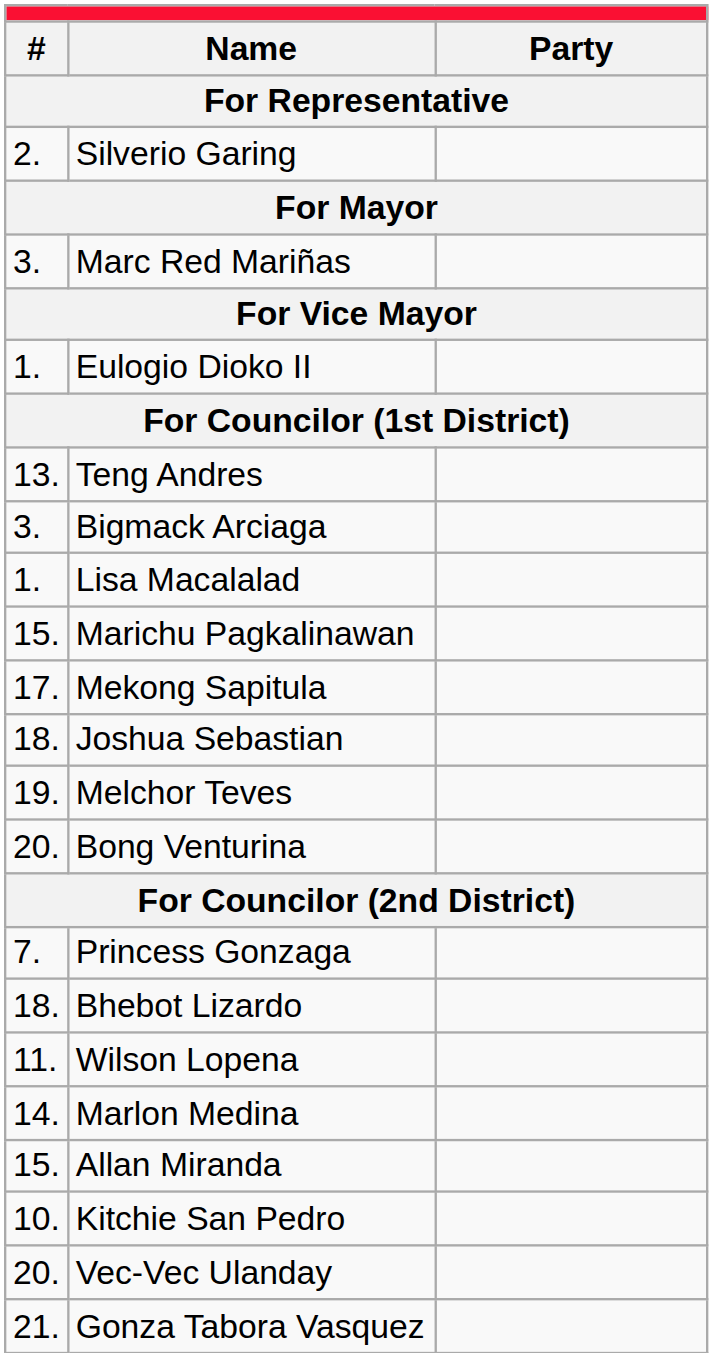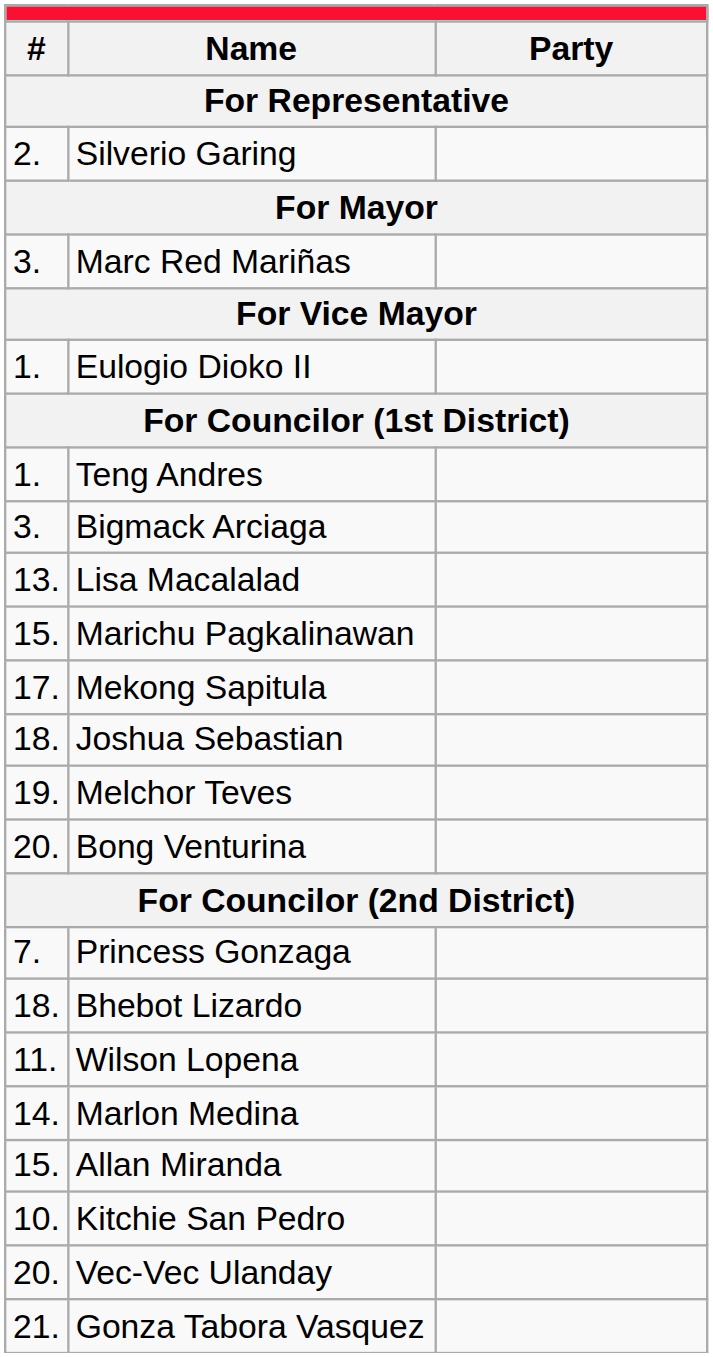(36, 474) 13. -> (27, 474) 1.
(27, 580) 1. -> (36, 580) 13.
